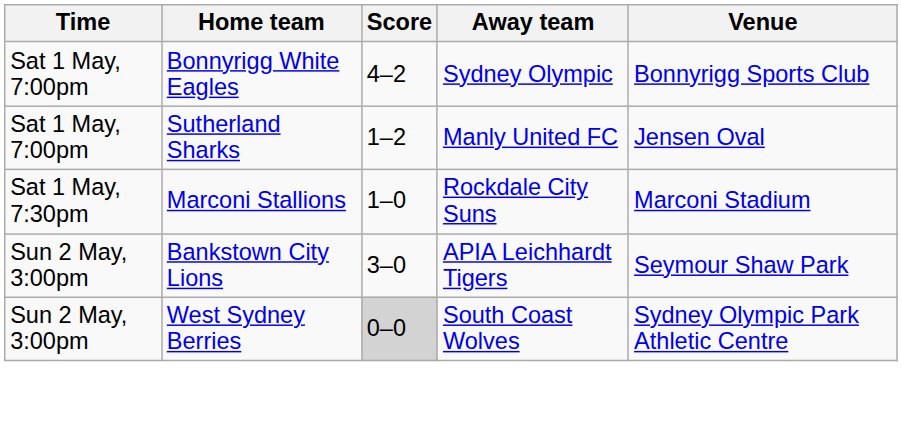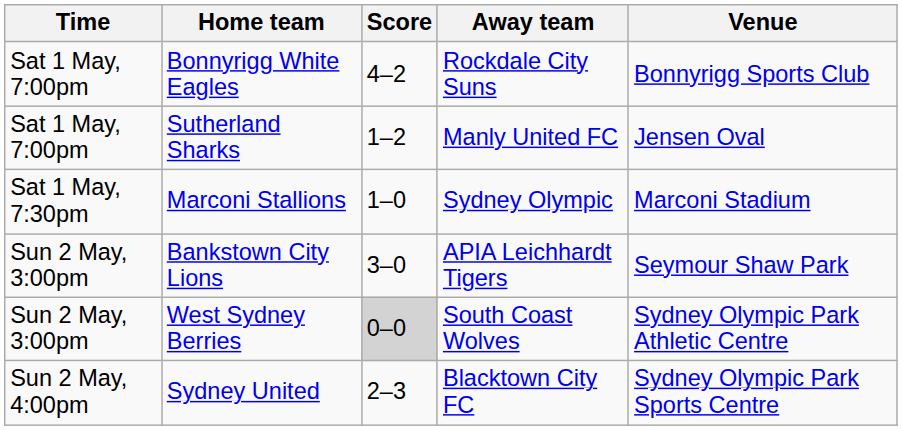(528, 73) Sydney Olympic -> (516, 73) Rockdale City Suns
(516, 201) Rockdale City Suns -> (528, 201) Sydney Olympic
+ row: (243, 392)
